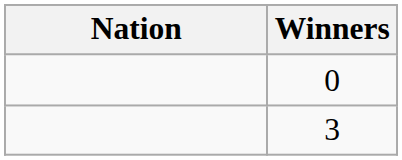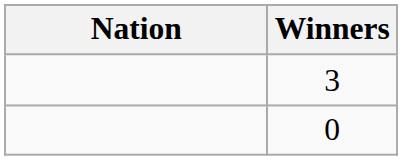rows swapped: (332, 129) <-> (332, 79)
